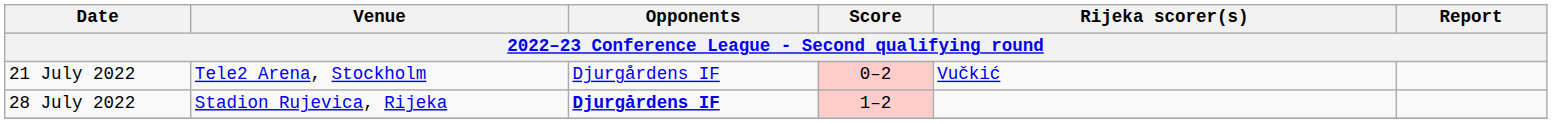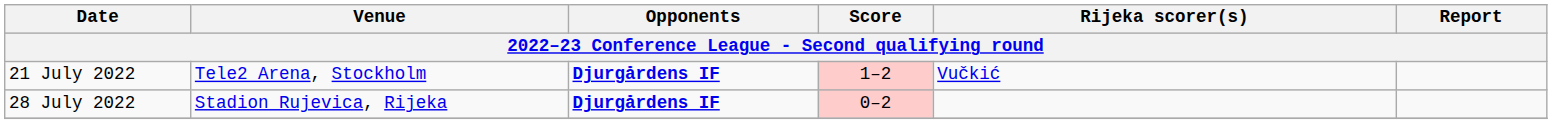(646, 76) normal -> (646, 76) bold
(876, 76) 0–2 -> (876, 76) 1–2
(876, 104) 1–2 -> (876, 104) 0–2
